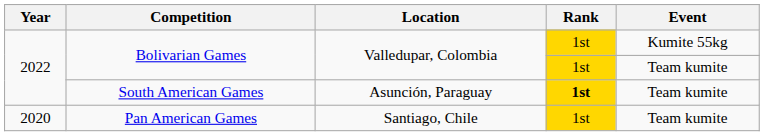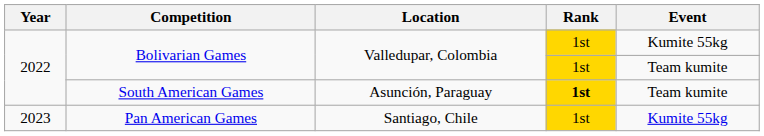(35, 118) 2020 -> (35, 118) 2023
(687, 118) Team kumite -> (687, 118) Kumite 55kg
